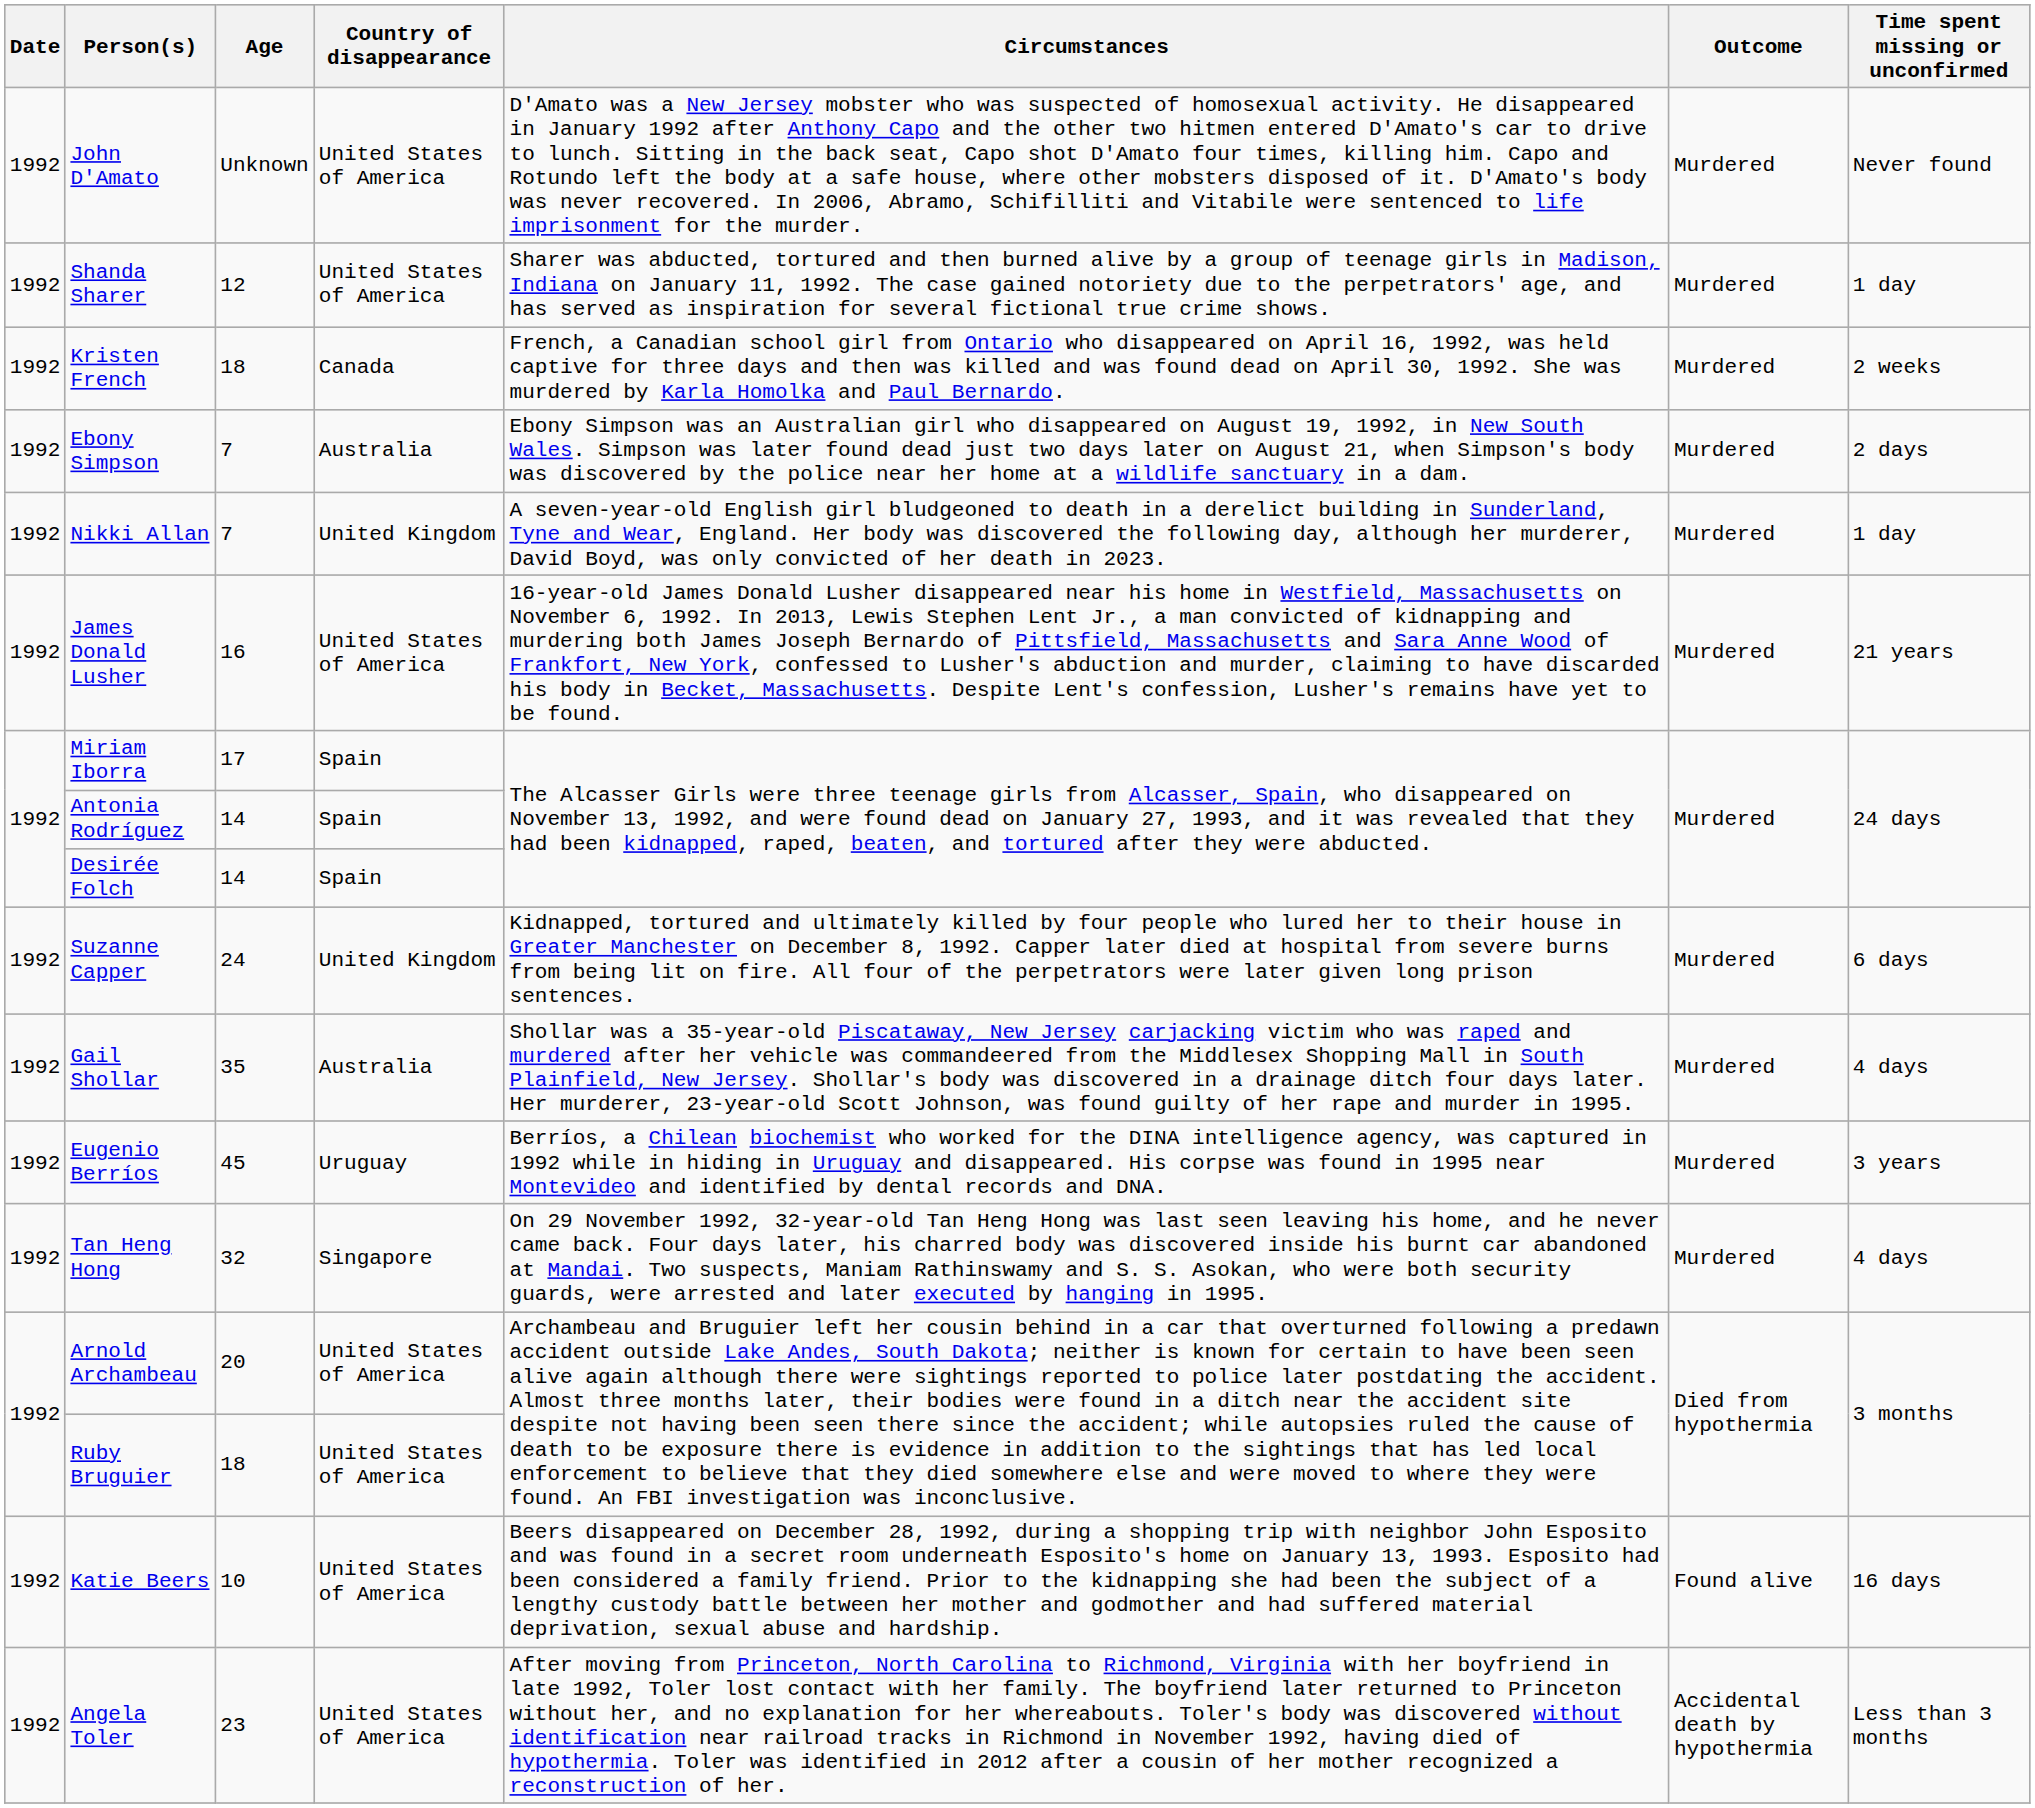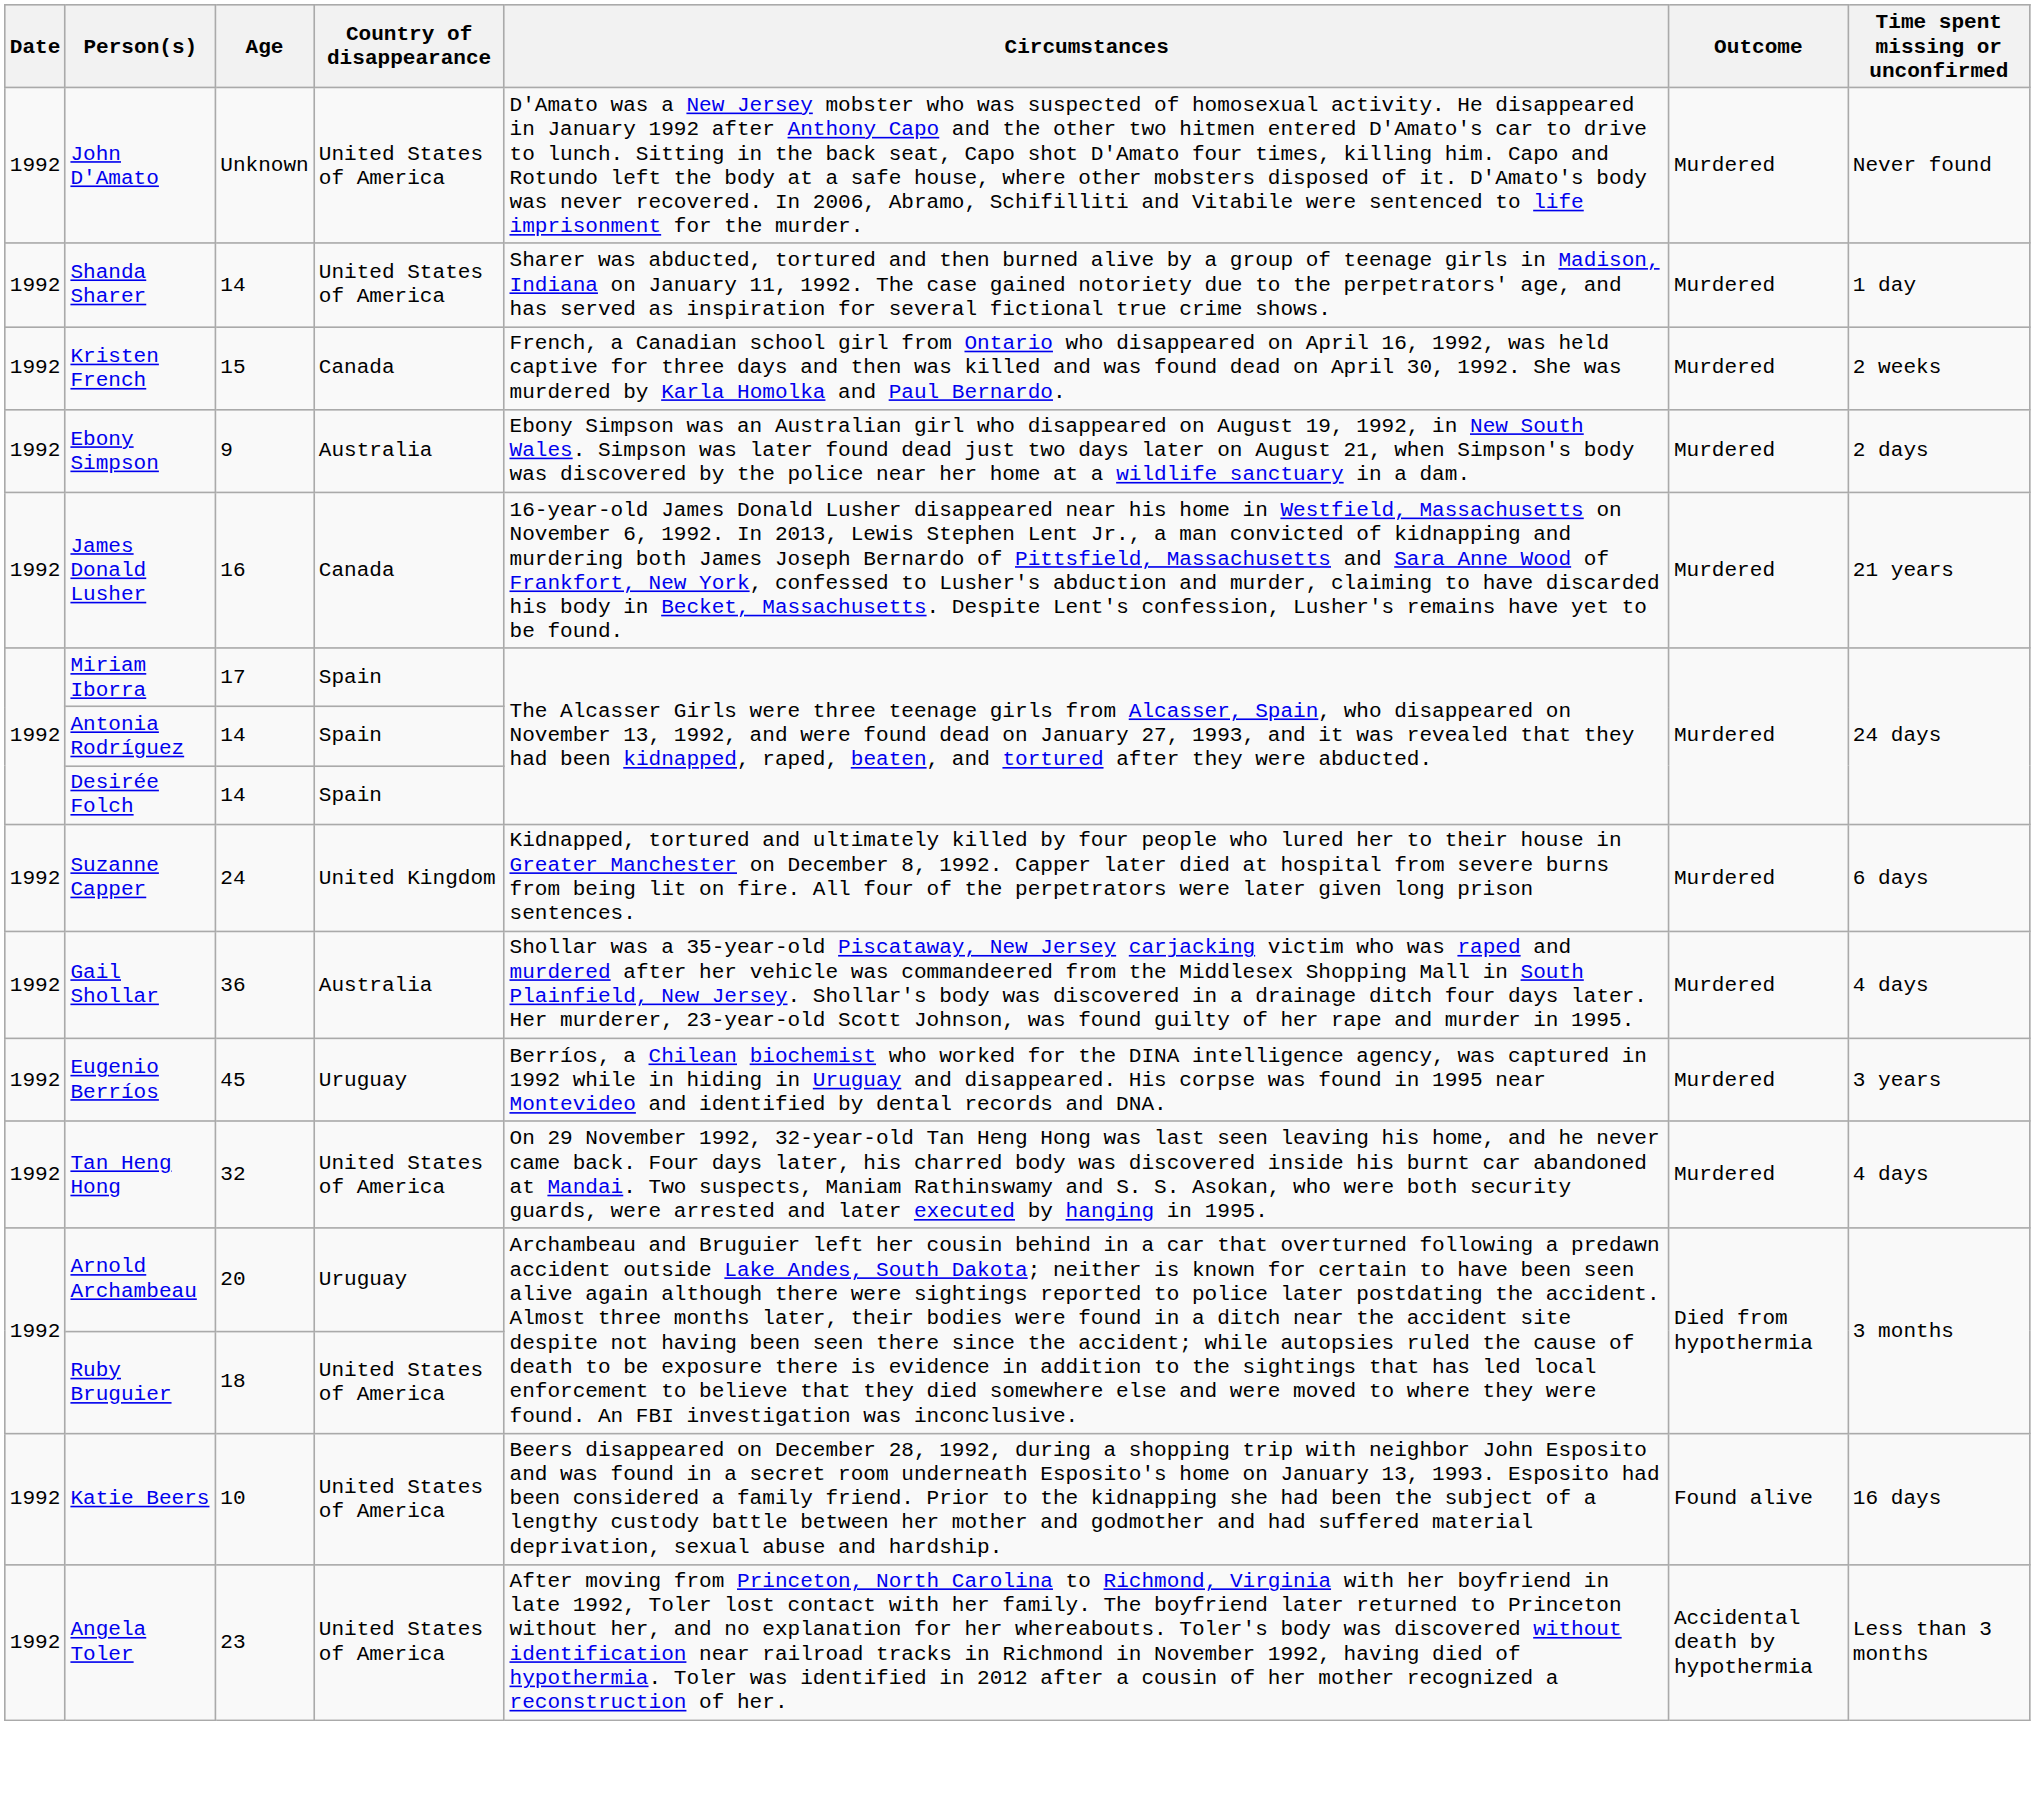(233, 285) 12 -> (233, 285) 14
(233, 368) 18 -> (233, 368) 15
(227, 451) 7 -> (227, 451) 9
- row: (140, 534)
(401, 653) United States of America -> (357, 570) Canada
(233, 1068) 35 -> (233, 985) 36
(376, 1258) Singapore -> (401, 1175) United States of America
(401, 1363) United States of America -> (363, 1280) Uruguay
